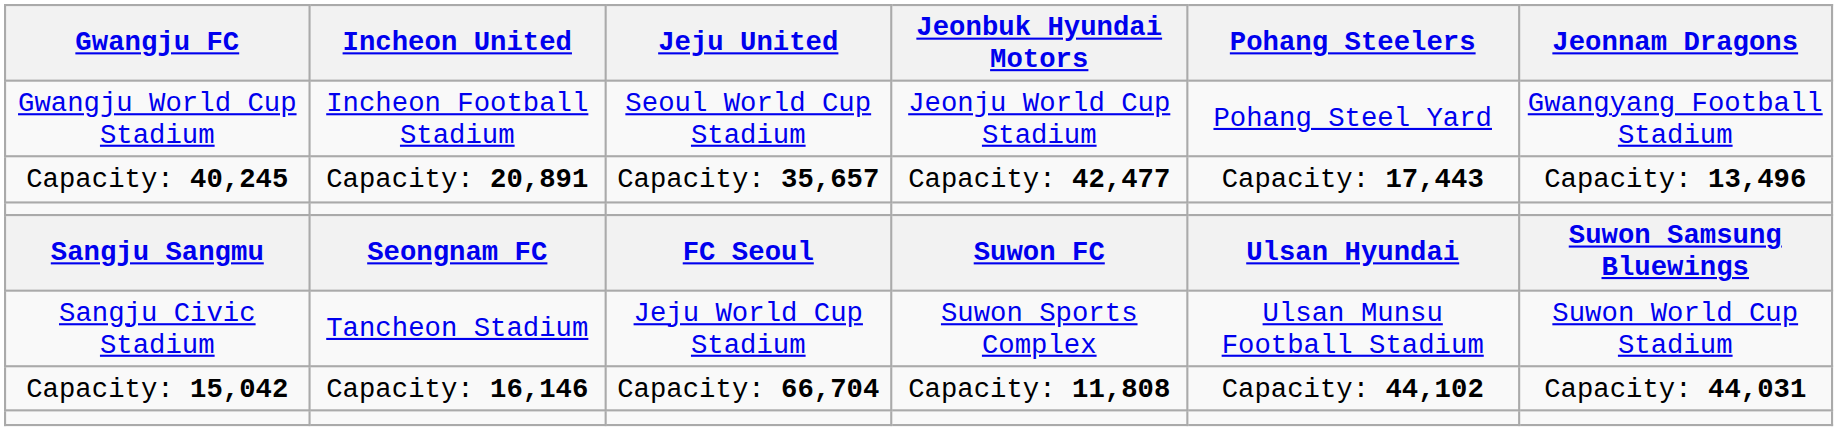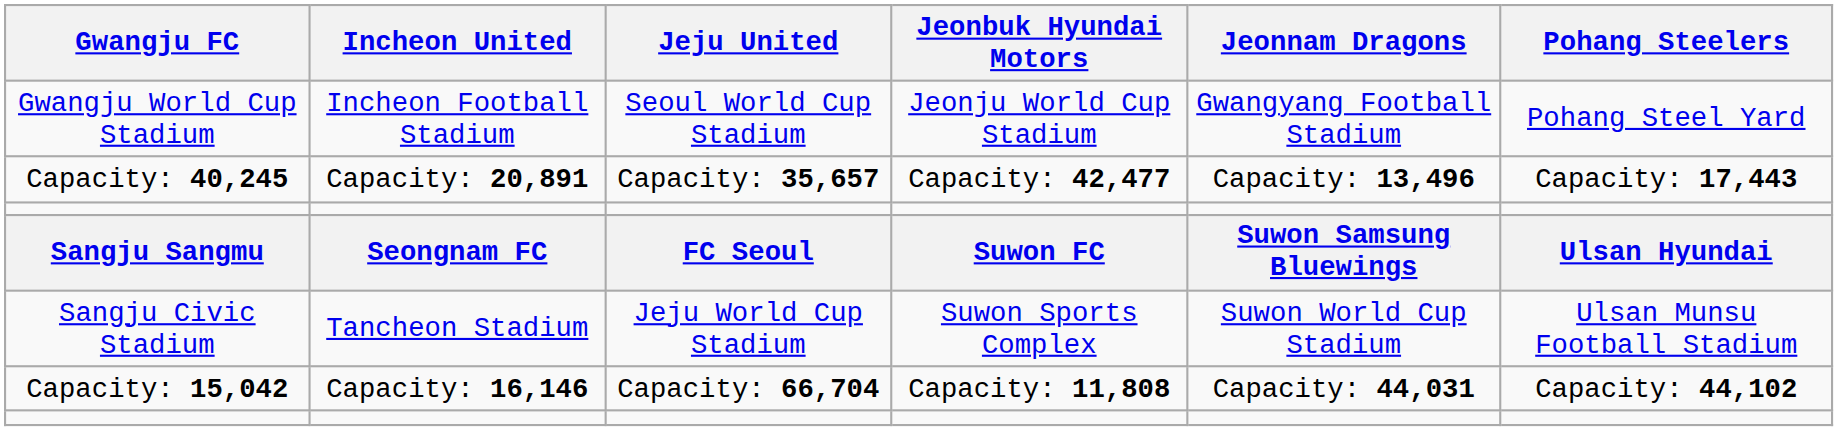columns swapped: (1675, 43) <-> (1353, 43)
